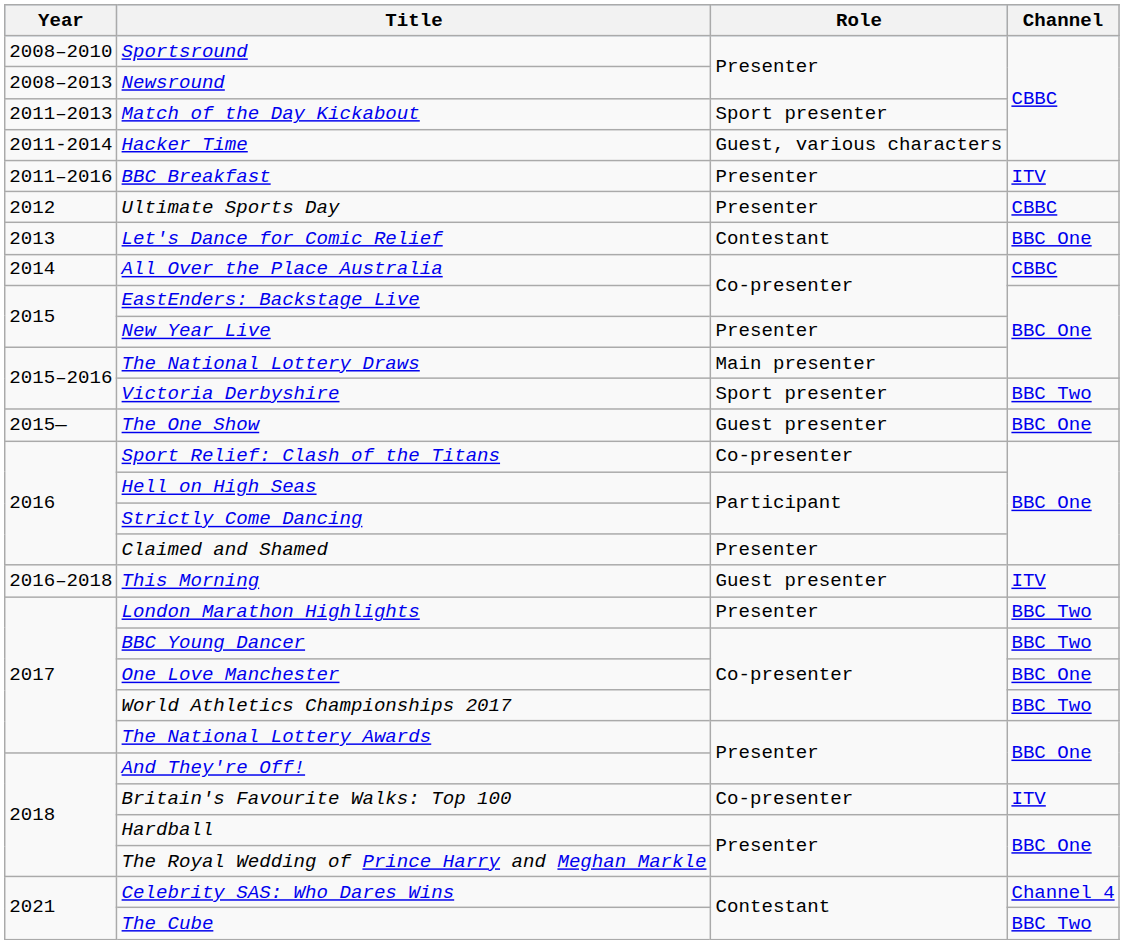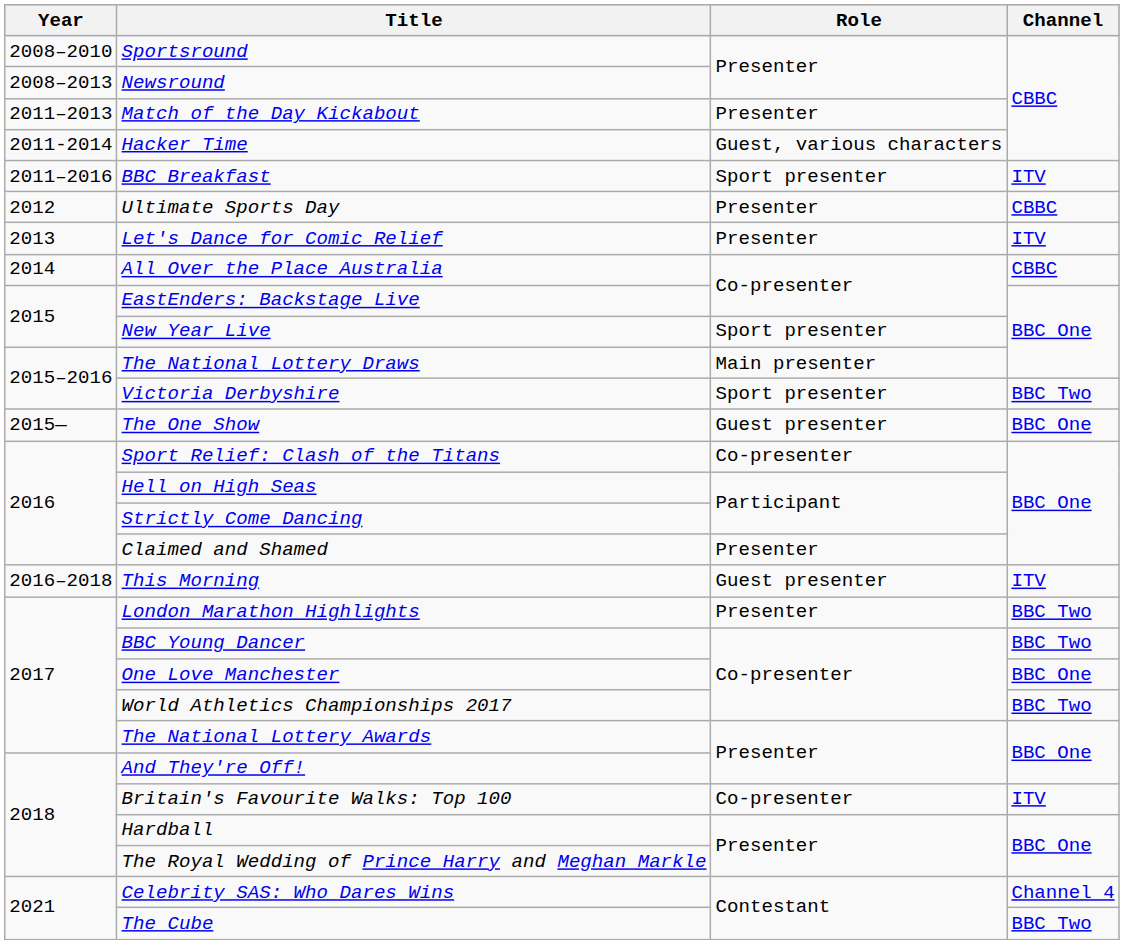(802, 114) Sport presenter -> (767, 114) Presenter
(767, 176) Presenter -> (802, 176) Sport presenter
(773, 238) Contestant -> (767, 238) Presenter
(1052, 238) BBC One -> (1029, 238) ITV
(767, 332) Presenter -> (802, 332) Sport presenter
